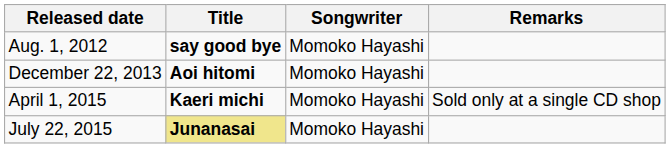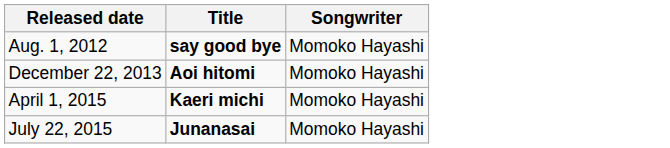- column: (546, 18)
(212, 128) khaki background -> (212, 128) no background
